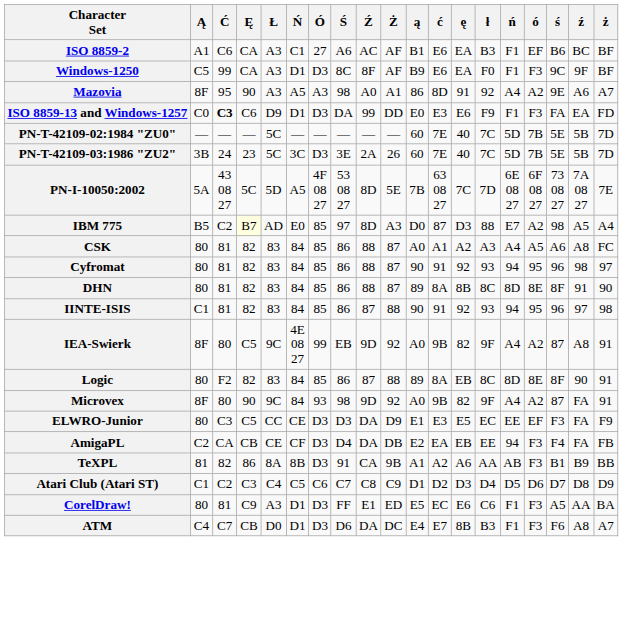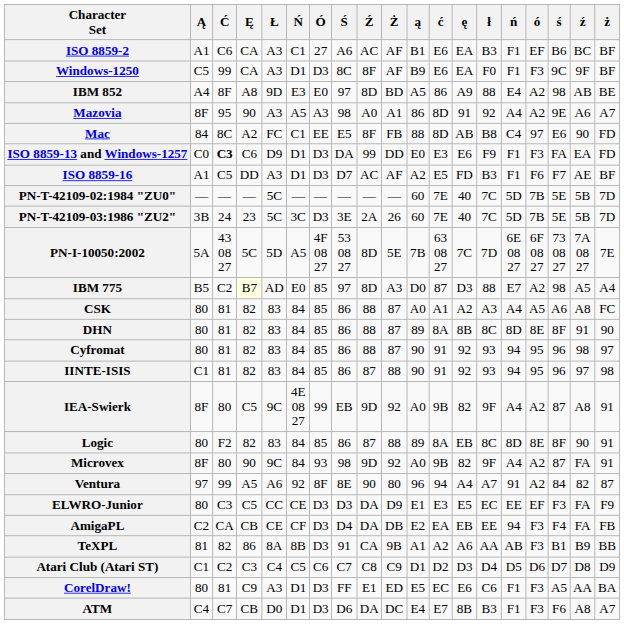+ row: (97, 92)
+ row: (97, 133)
+ row: (97, 175)
rows swapped: (97, 267) <-> (97, 288)
+ row: (97, 484)
